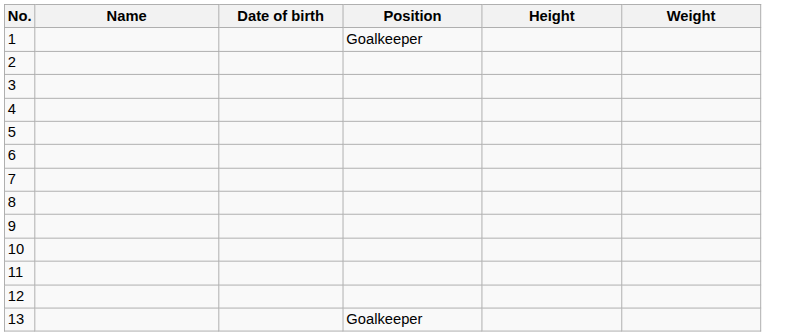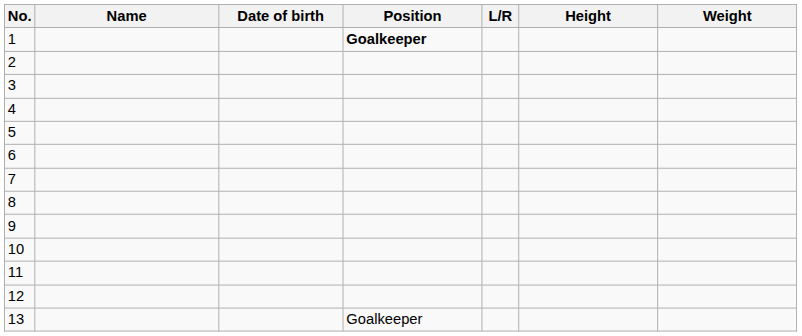+ column: (500, 16)
(384, 39) normal -> (386, 39) bold
